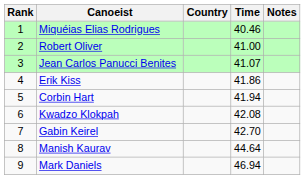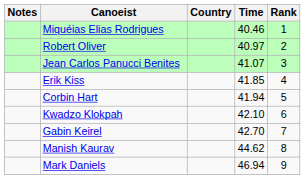columns swapped: (20, 13) <-> (282, 13)
(247, 47) 41.00 -> (251, 47) 40.97
(247, 81) 41.86 -> (251, 81) 41.85
(247, 115) 42.08 -> (251, 115) 42.10
(247, 149) 44.64 -> (251, 149) 44.62
